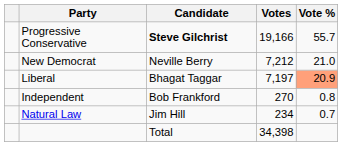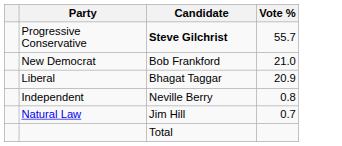- column: (276, 13)
(181, 61) Neville Berry -> (185, 61) Bob Frankford
(324, 79) lightsalmon background -> (285, 79) no background
(185, 97) Bob Frankford -> (181, 97) Neville Berry
